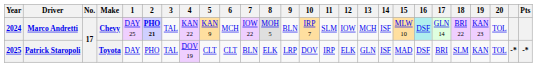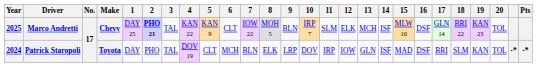(14, 28) 2024 -> (14, 28) 2025
(230, 28) MCH -> (230, 28) CLT
(348, 28) IOW -> (348, 28) ELK
(423, 28) paleturquoise background -> (423, 28) no background
(14, 51) 2025 -> (14, 51) 2024
(230, 51) CLT -> (230, 51) MCH
(348, 51) ELK -> (348, 51) IOW
